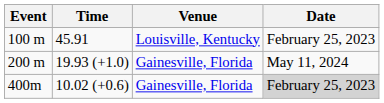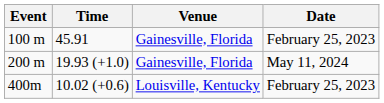(198, 39) Louisville, Kentucky -> (194, 39) Gainesville, Florida
(194, 86) Gainesville, Florida -> (198, 86) Louisville, Kentucky
(321, 86) lightgrey background -> (321, 86) no background
